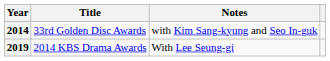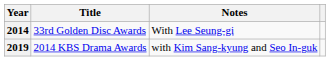(235, 30) with Kim Sang-kyung and Seo In-guk -> (193, 30) With Lee Seung-gi
(193, 47) With Lee Seung-gi -> (235, 47) with Kim Sang-kyung and Seo In-guk
